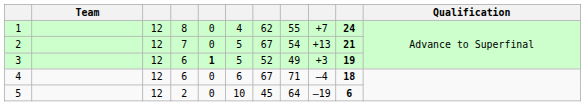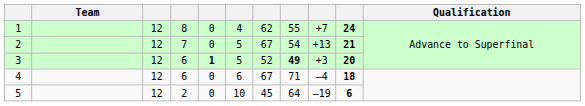(294, 61) normal -> (294, 61) bold
(349, 61) 19 -> (349, 61) 20
